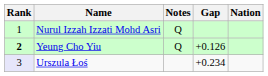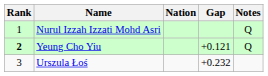columns swapped: (245, 12) <-> (178, 12)
(210, 46) +0.126 -> (216, 46) +0.121
(19, 63) lavender background -> (19, 63) no background
(210, 63) +0.234 -> (216, 63) +0.232
